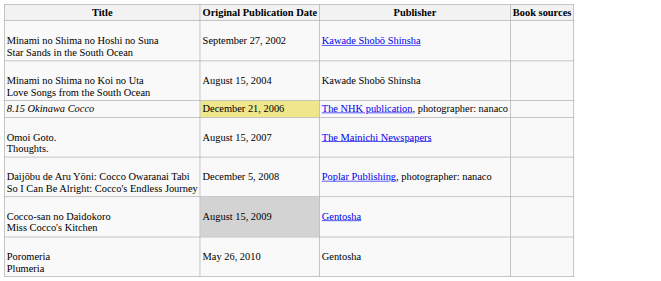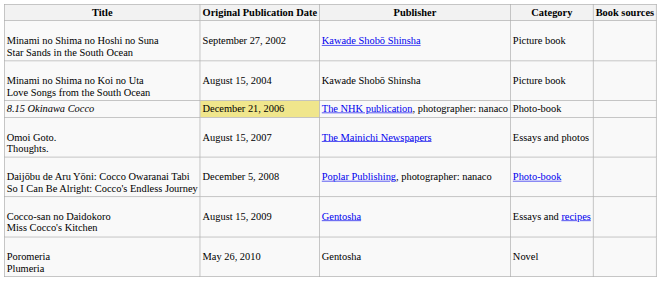+ column: (552, 12)
(237, 217) lightgrey background -> (237, 217) no background
